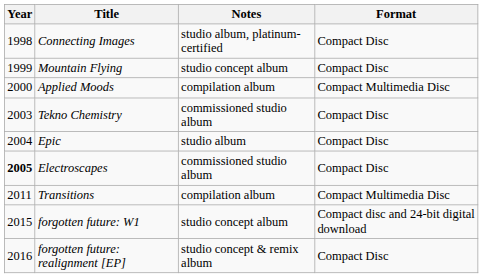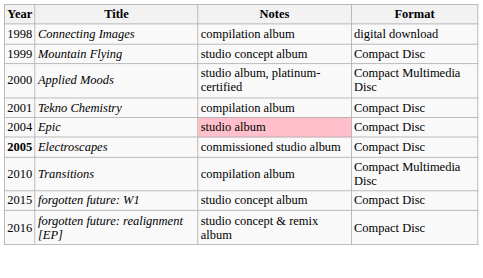(241, 41) studio album, platinum-certified -> (248, 34) compilation album
(353, 41) Compact Disc -> (396, 34) digital download
(228, 87) compilation album -> (261, 80) studio album, platinum-certified
(20, 114) 2003 -> (20, 107) 2001
(234, 114) commissioned studio album -> (248, 107) compilation album
(214, 141) no background -> (233, 127) pink background
(20, 195) 2011 -> (20, 174) 2010
(396, 221) Compact disc and 24-bit digital download -> (390, 200) Compact Disc
